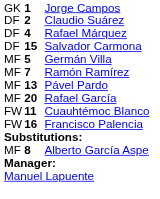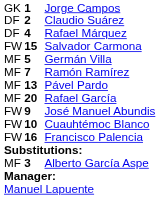(12, 46) DF -> (13, 46) FW
+ row: (100, 111)
(30, 111) 11 -> (31, 124) 10
(27, 150) 8 -> (27, 163) 3
